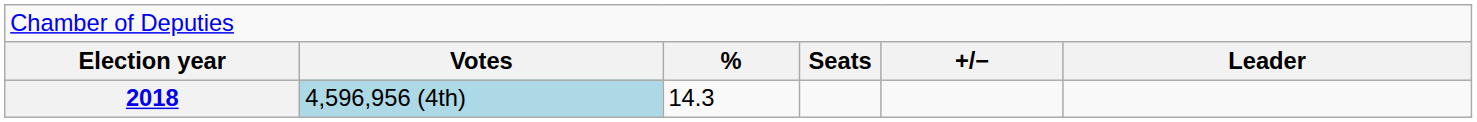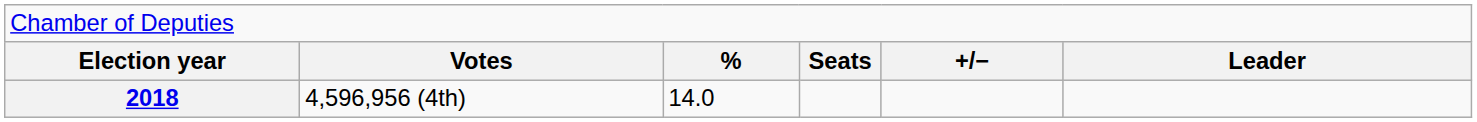(386, 98) lightblue background -> (386, 98) no background
(691, 98) 14.3 -> (691, 98) 14.0
